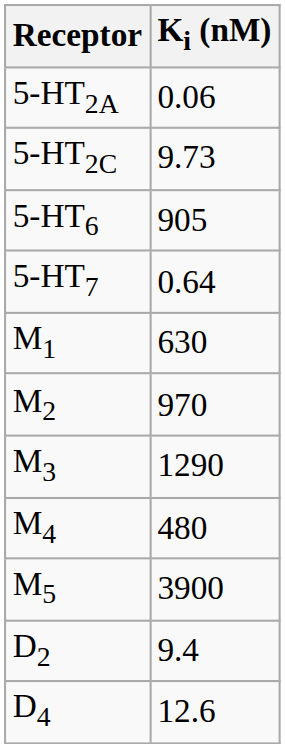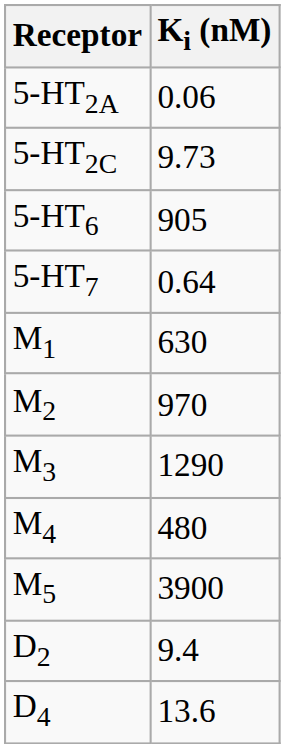(187, 711) 12.6 -> (187, 711) 13.6
